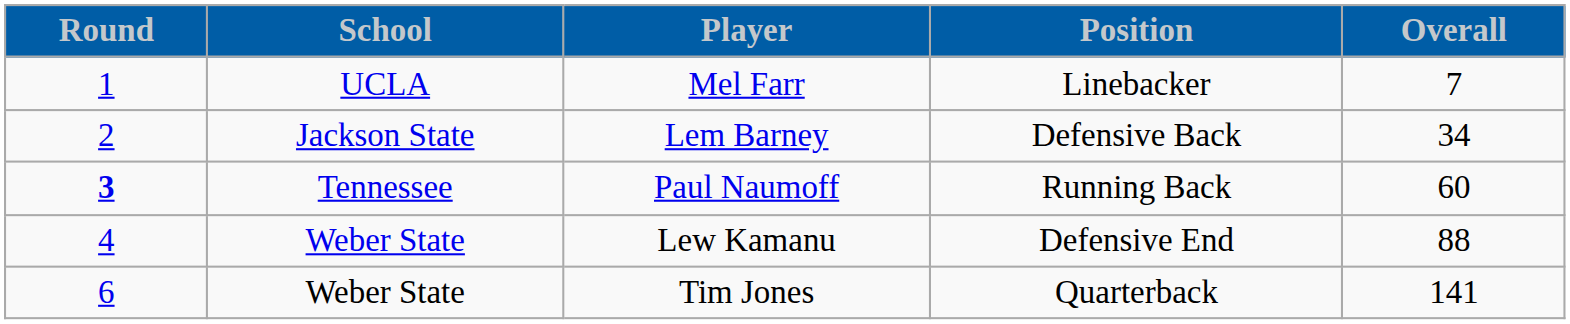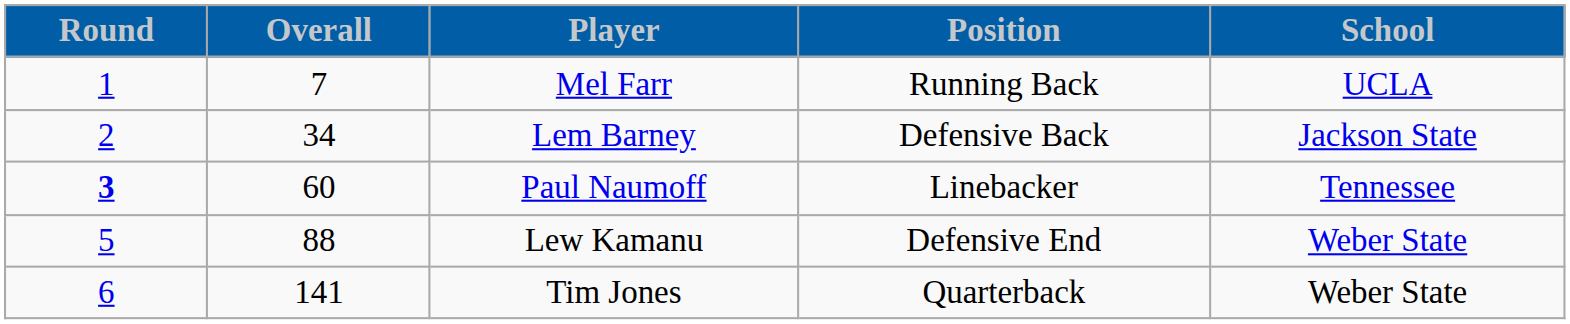columns swapped: (1454, 30) <-> (385, 30)
(1136, 82) Linebacker -> (1004, 82) Running Back
(1136, 187) Running Back -> (1004, 187) Linebacker
(106, 239) 4 -> (106, 239) 5
